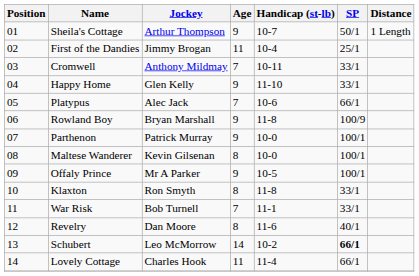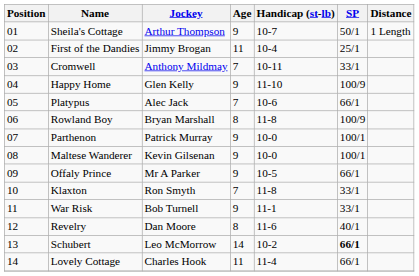(350, 84) 33/1 -> (353, 84) 100/9
(236, 119) 9 -> (236, 119) 8
(236, 155) 8 -> (236, 155) 9
(353, 173) 100/1 -> (350, 173) 66/1
(236, 191) 8 -> (236, 191) 7
(236, 208) 7 -> (236, 208) 9
